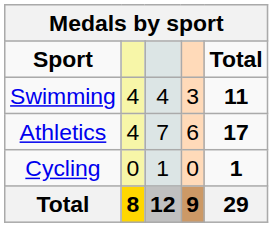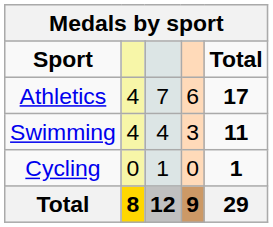rows swapped: (63, 96) <-> (63, 132)
